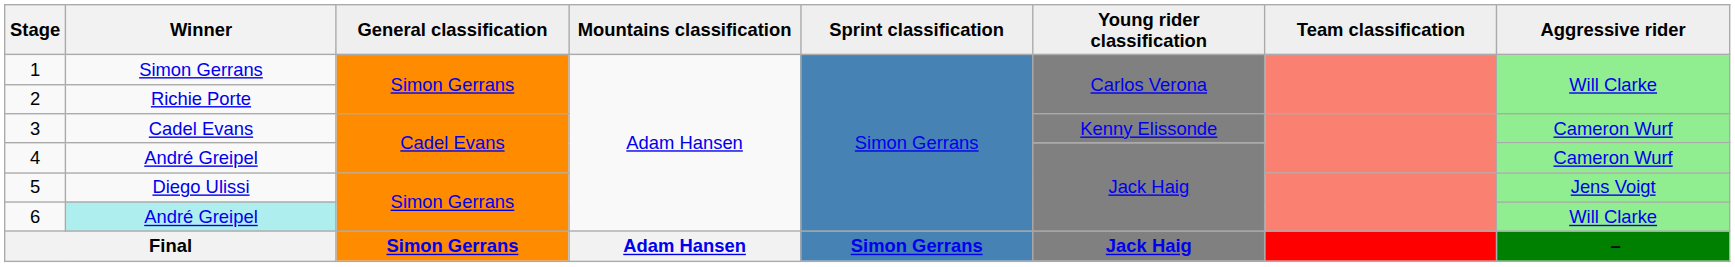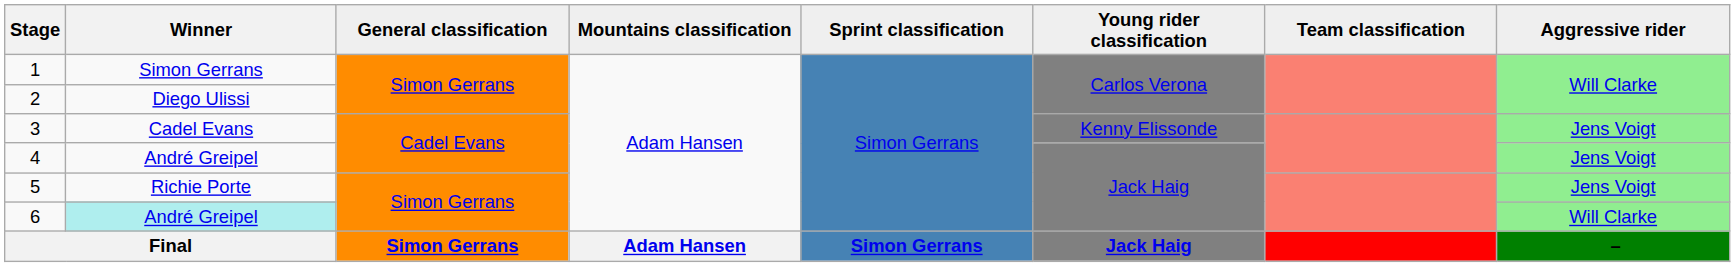(201, 99) Richie Porte -> (201, 99) Diego Ulissi
(1613, 129) Cameron Wurf -> (1613, 129) Jens Voigt
(1613, 158) Cameron Wurf -> (1613, 158) Jens Voigt
(201, 187) Diego Ulissi -> (201, 187) Richie Porte
